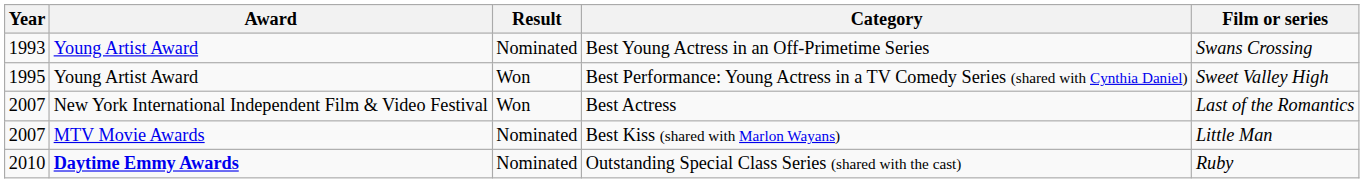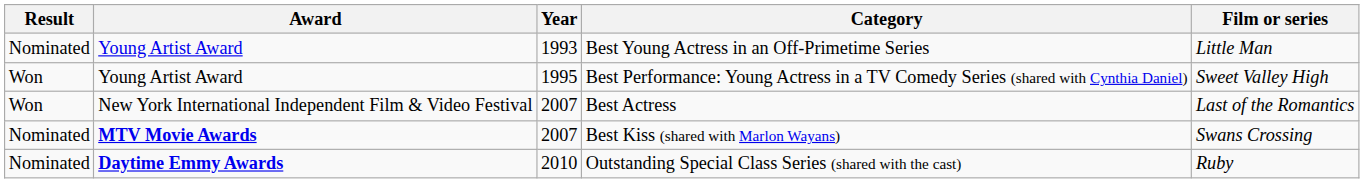columns swapped: (27, 18) <-> (537, 18)
(1254, 47) Swans Crossing -> (1234, 47) Little Man
(129, 134) normal -> (177, 134) bold
(1234, 134) Little Man -> (1254, 134) Swans Crossing
